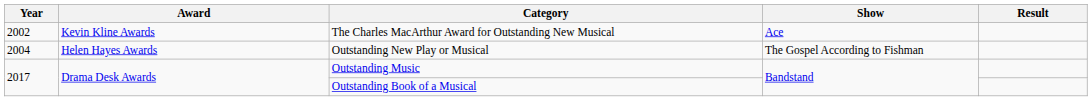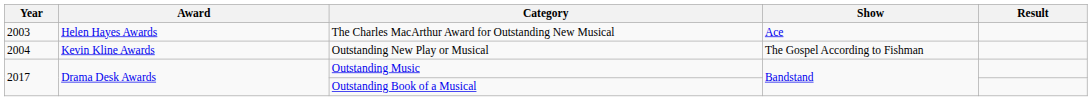(19, 31) 2002 -> (19, 31) 2003
(108, 31) Kevin Kline Awards -> (109, 31) Helen Hayes Awards
(109, 50) Helen Hayes Awards -> (108, 50) Kevin Kline Awards
